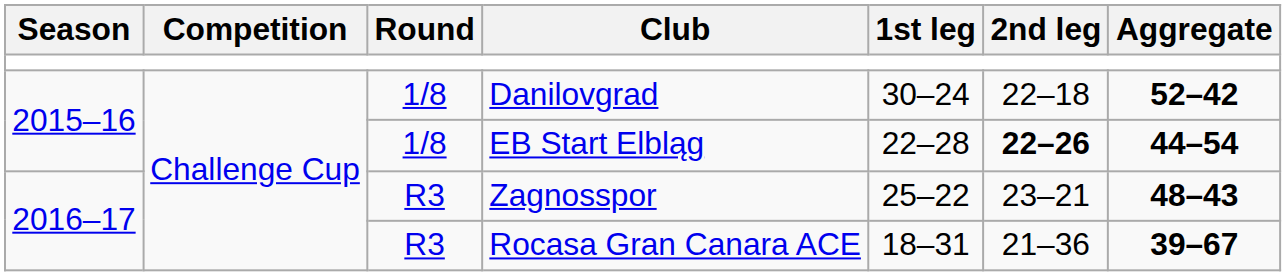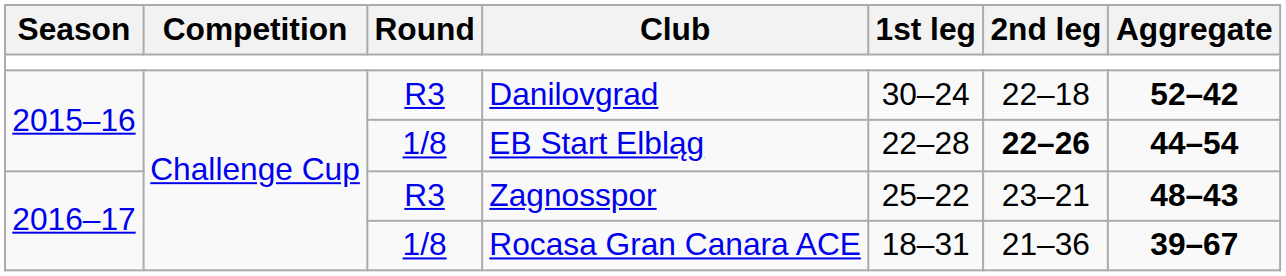(425, 94) 1/8 -> (425, 94) R3
(425, 245) R3 -> (425, 245) 1/8
